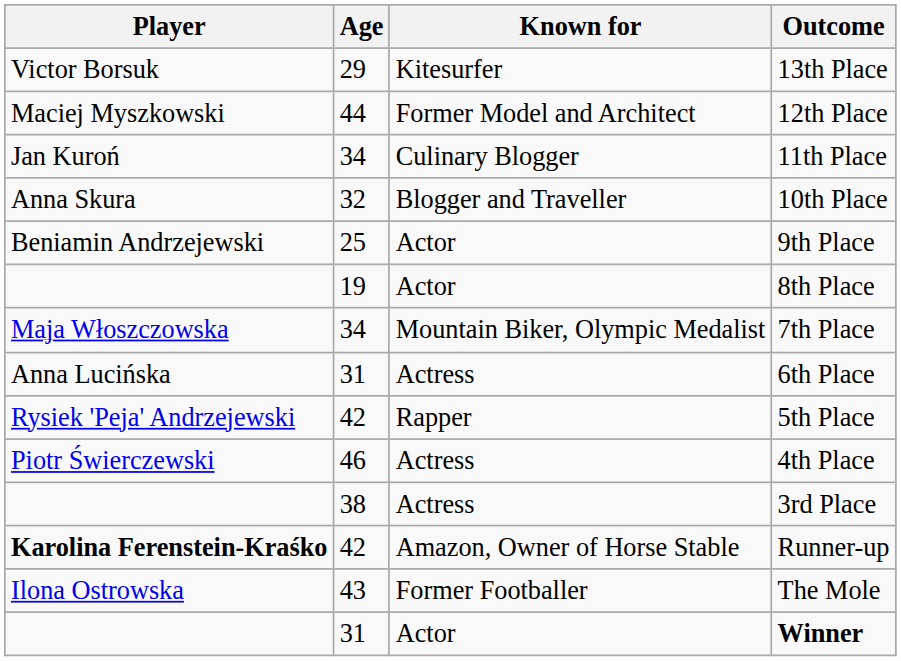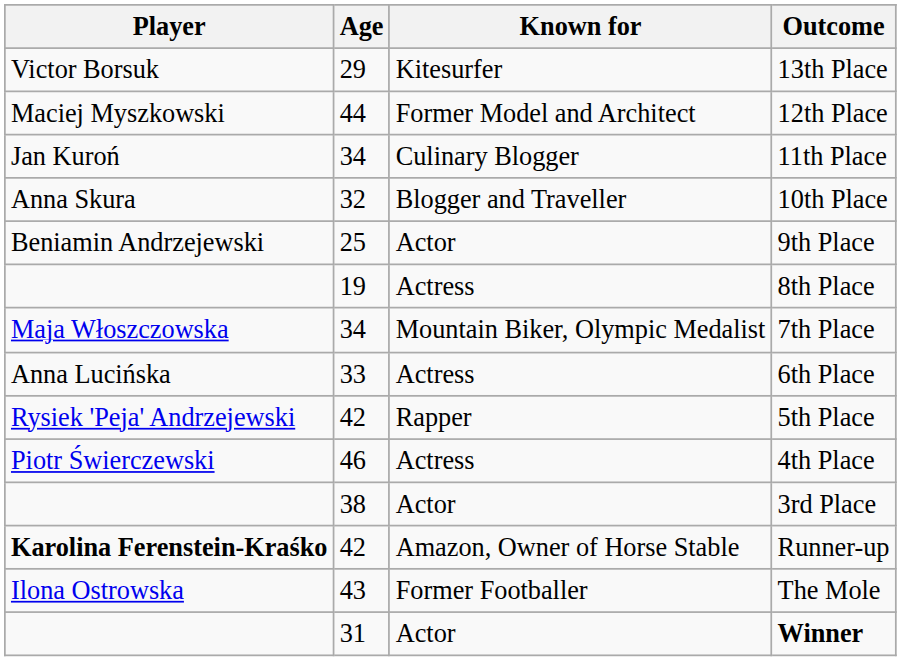(426, 286) Actor -> (435, 286) Actress
(353, 373) 31 -> (353, 373) 33
(435, 503) Actress -> (426, 503) Actor
